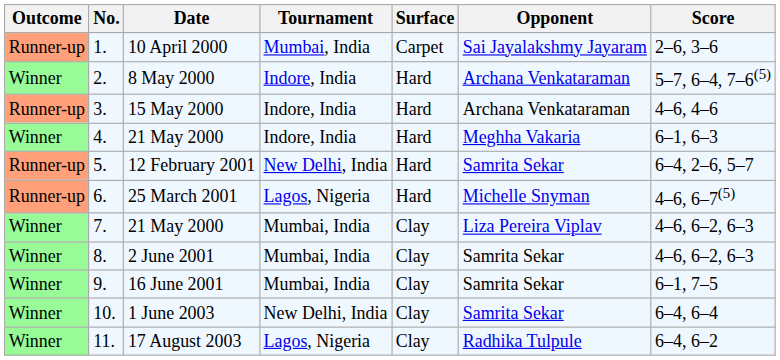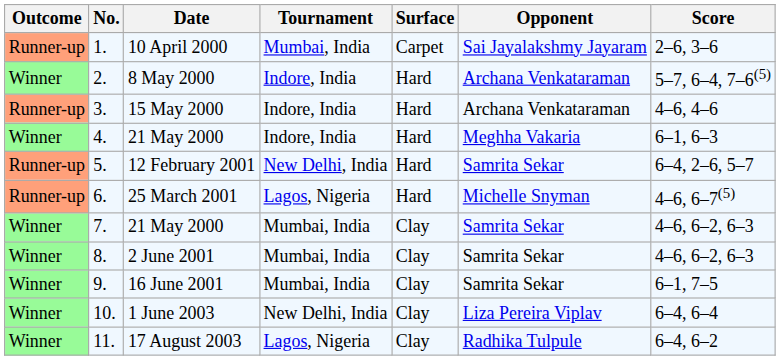(532, 227) Liza Pereira Viplav -> (513, 227) Samrita Sekar
(513, 312) Samrita Sekar -> (532, 312) Liza Pereira Viplav
